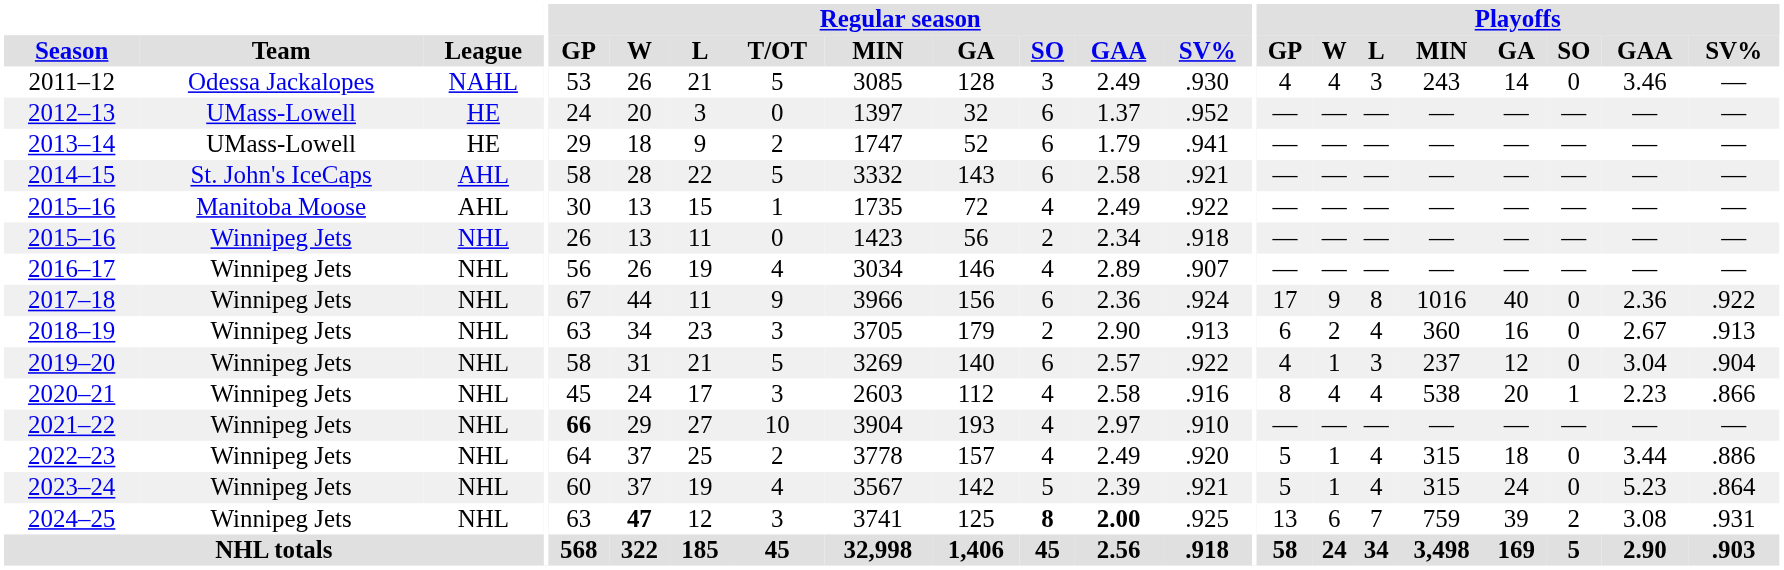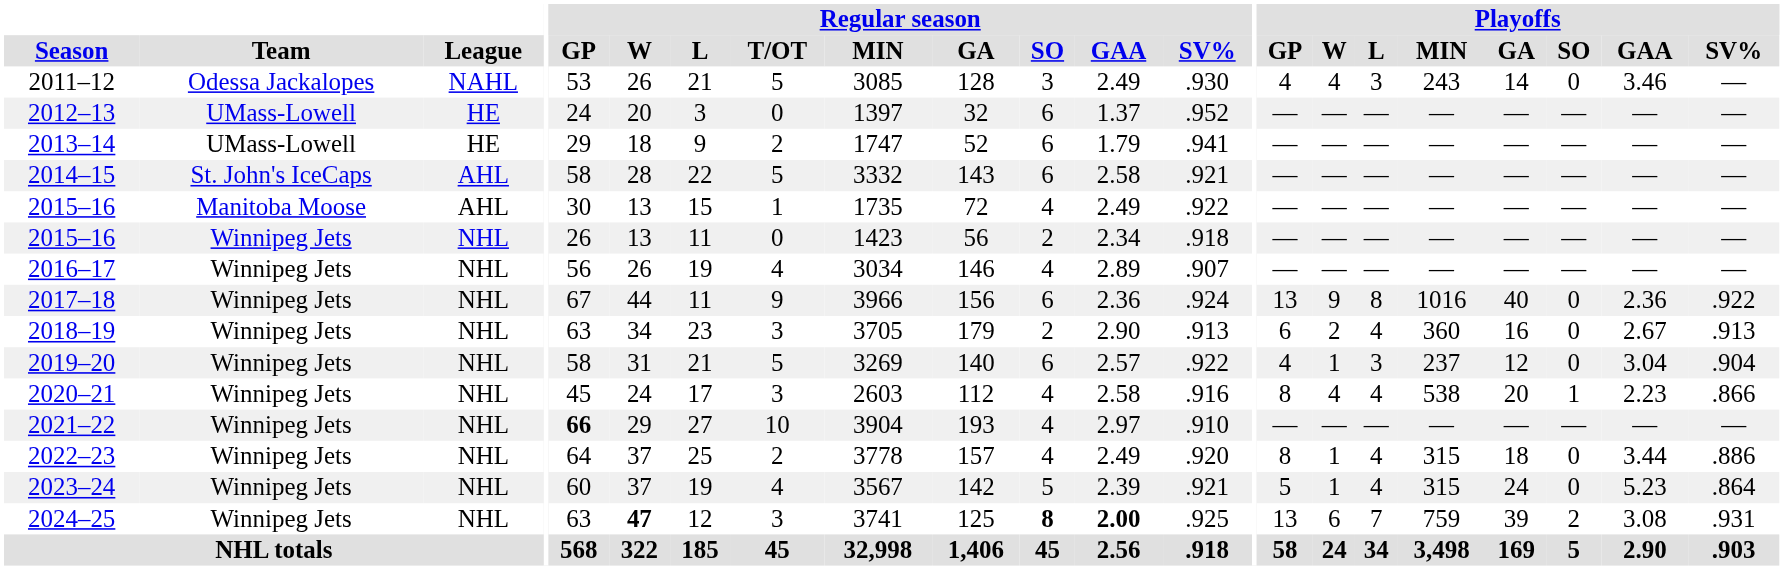(1285, 300) 17 -> (1285, 300) 13
(1285, 456) 5 -> (1285, 456) 8
